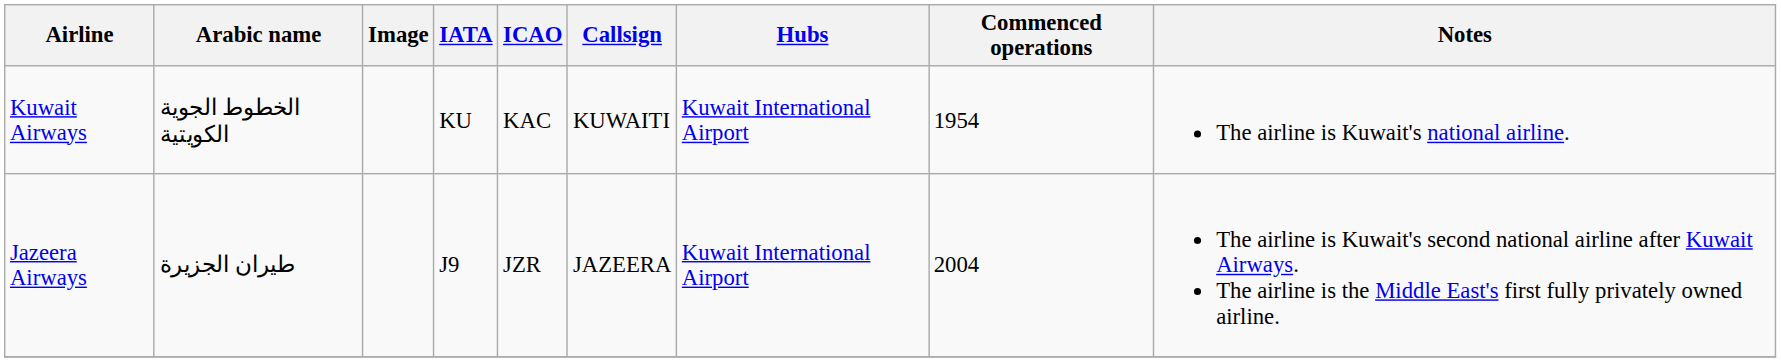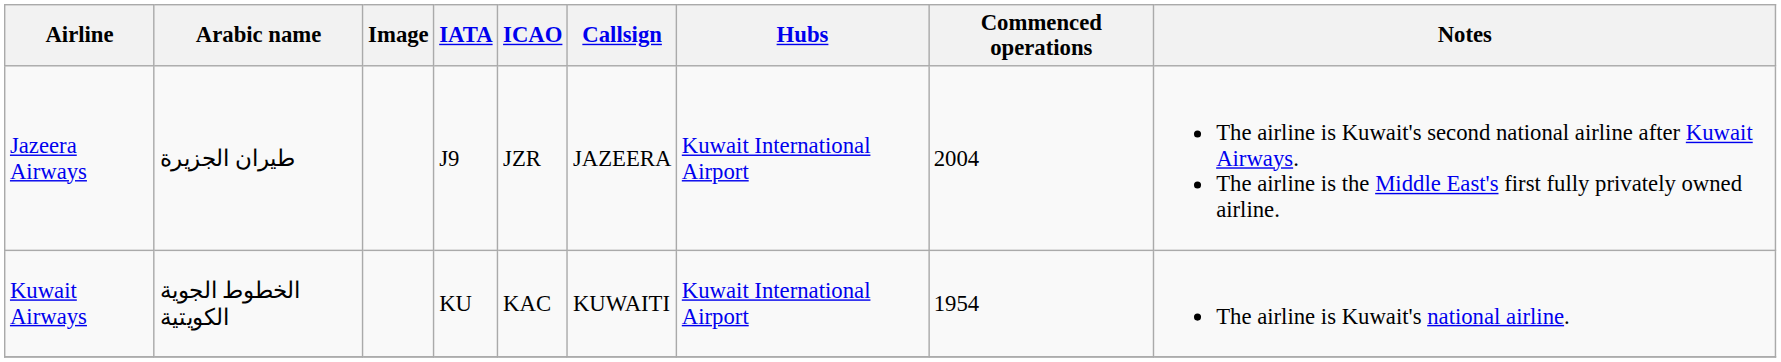rows swapped: (48, 264) <-> (48, 119)
